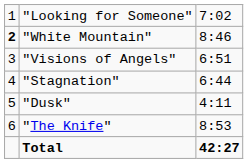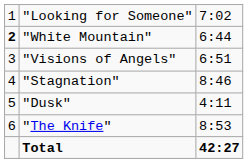(215, 38) 8:46 -> (215, 38) 6:44
(215, 82) 6:44 -> (215, 82) 8:46
